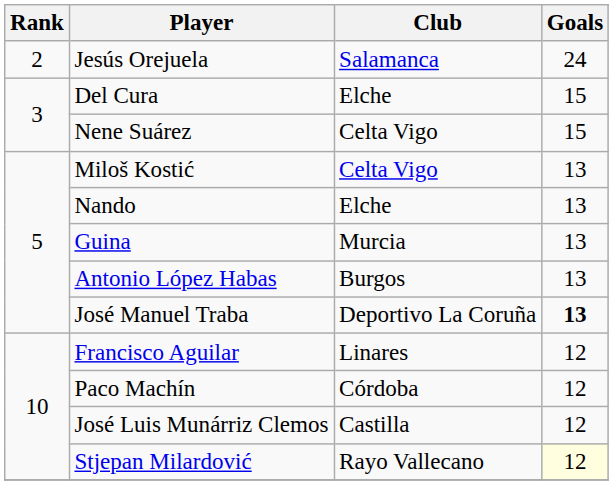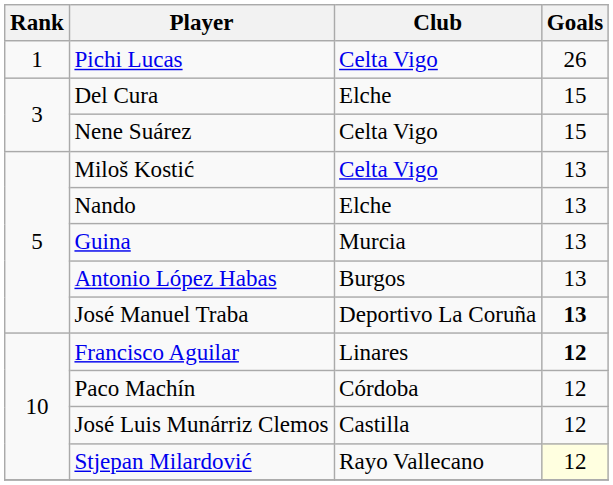+ row: (129, 59)
- row: (141, 59)
(575, 351) normal -> (575, 351) bold
